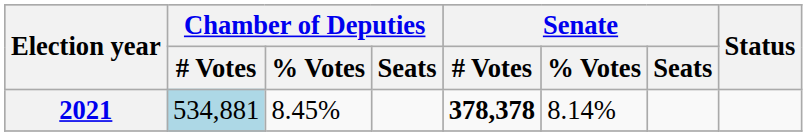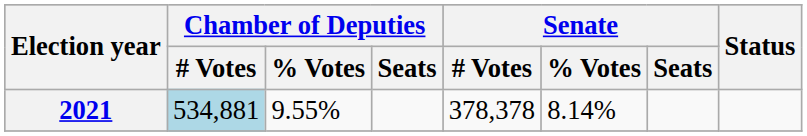(306, 109) 8.45% -> (306, 109) 9.55%
(492, 109) bold -> (492, 109) normal
